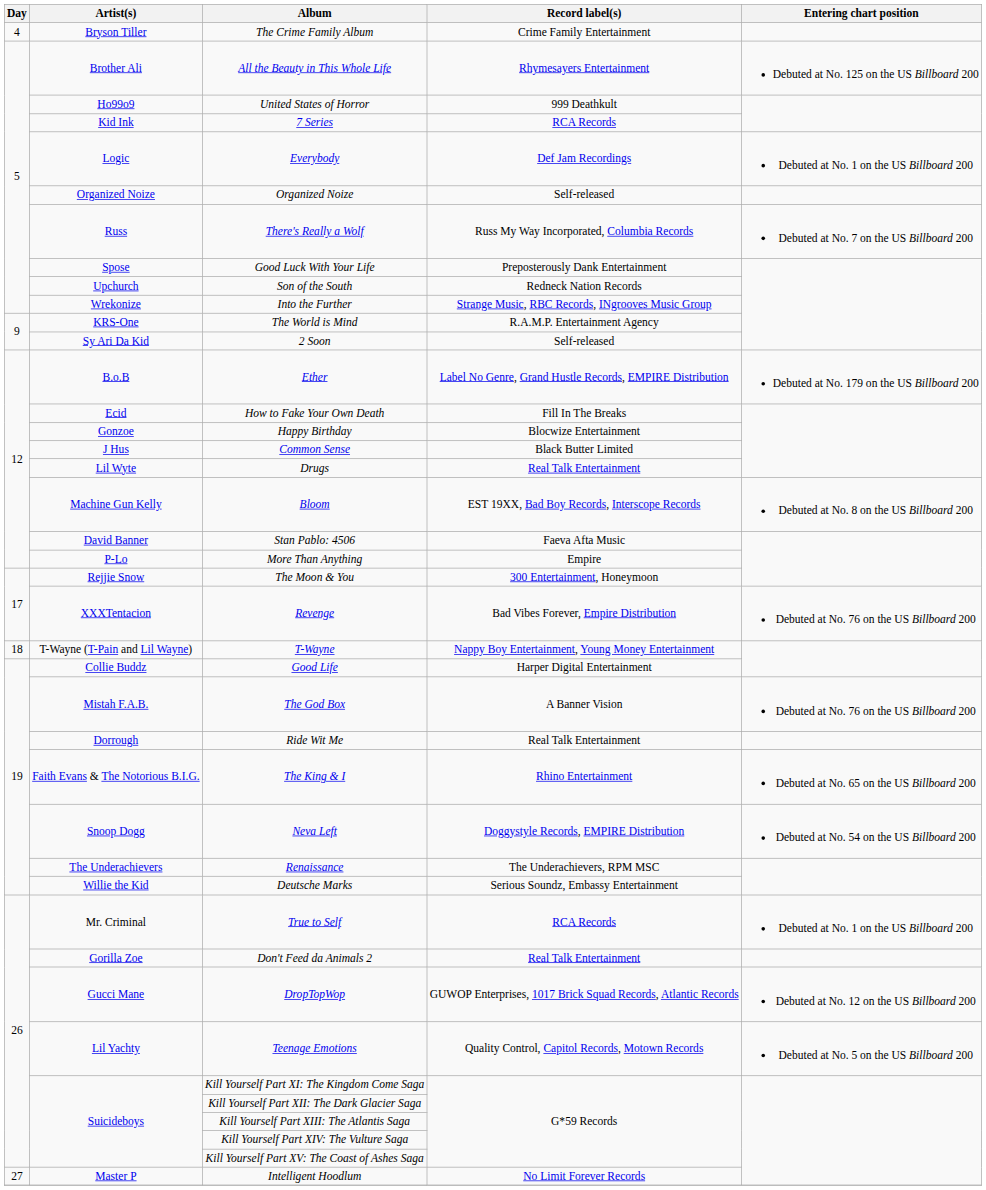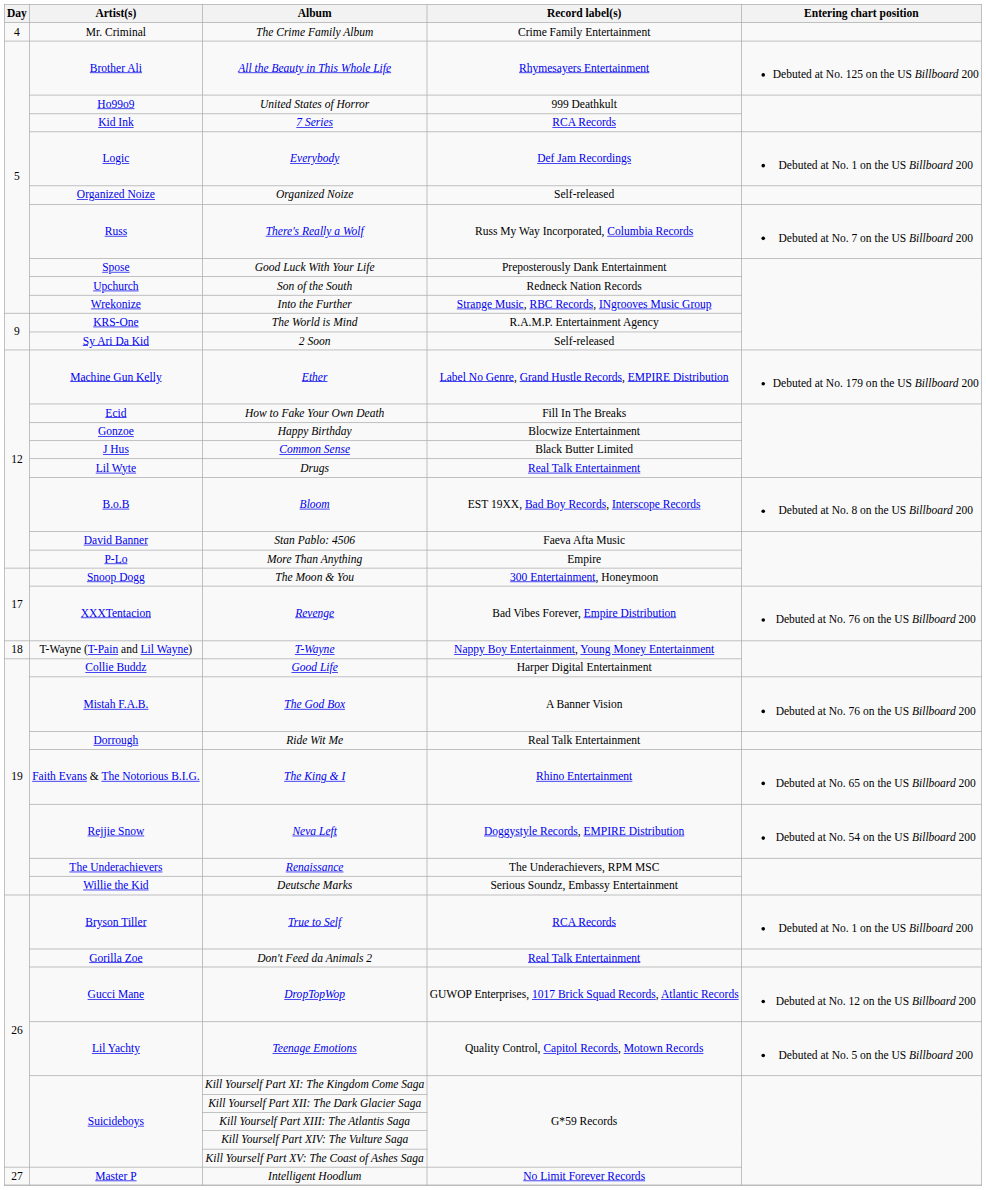(116, 31) Bryson Tiller -> (116, 31) Mr. Criminal
(116, 377) B.o.B -> (116, 377) Machine Gun Kelly
(116, 504) Machine Gun Kelly -> (116, 504) B.o.B
(116, 577) Rejjie Snow -> (116, 577) Snoop Dogg
(116, 831) Snoop Dogg -> (116, 831) Rejjie Snow
(116, 922) Mr. Criminal -> (116, 922) Bryson Tiller
